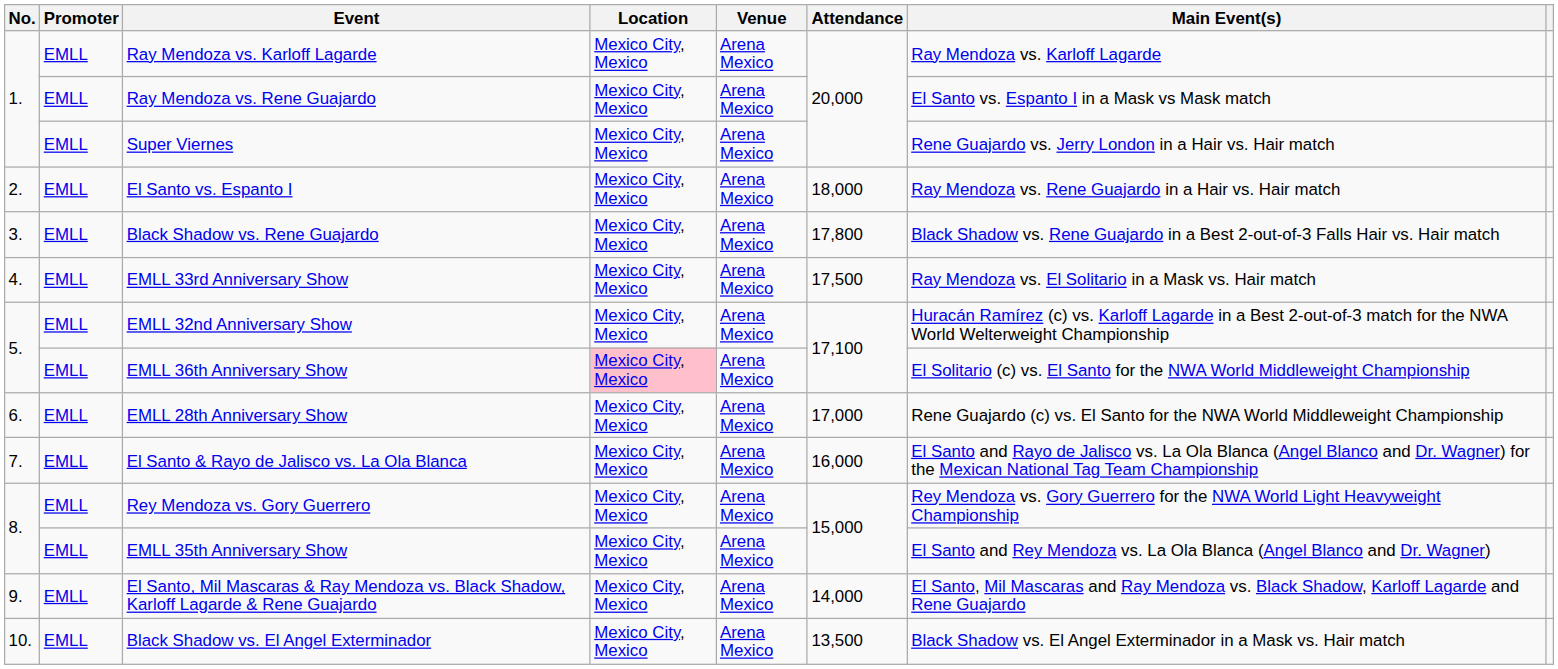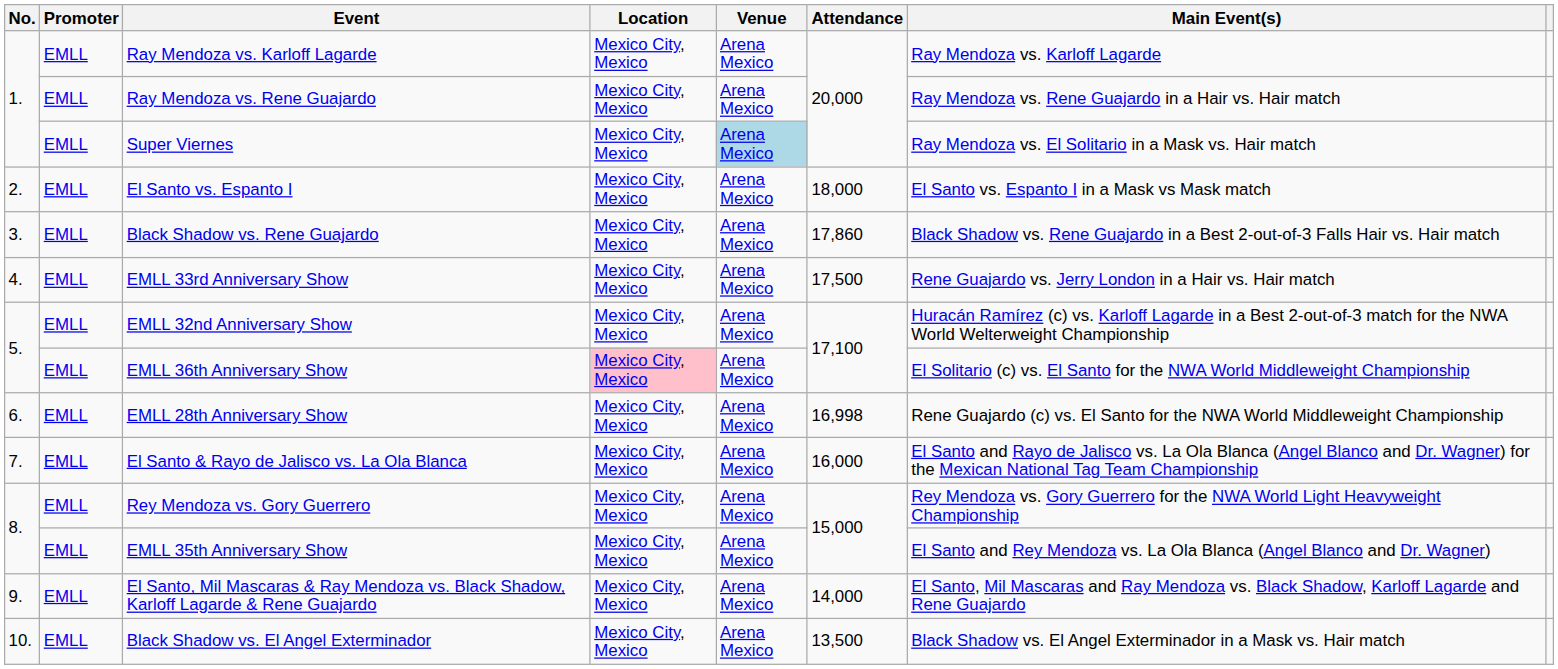(1091, 99) El Santo vs. Espanto I in a Mask vs Mask match -> (1126, 99) Ray Mendoza vs. Rene Guajardo in a Hair vs. Hair match
(747, 144) no background -> (747, 144) lightblue background
(1123, 144) Rene Guajardo vs. Jerry London in a Hair vs. Hair match -> (1114, 144) Ray Mendoza vs. El Solitario in a Mask vs. Hair match
(1126, 189) Ray Mendoza vs. Rene Guajardo in a Hair vs. Hair match -> (1091, 189) El Santo vs. Espanto I in a Mask vs Mask match
(837, 234) 17,800 -> (837, 234) 17,860
(1114, 279) Ray Mendoza vs. El Solitario in a Mask vs. Hair match -> (1123, 279) Rene Guajardo vs. Jerry London in a Hair vs. Hair match
(837, 415) 17,000 -> (837, 415) 16,998
